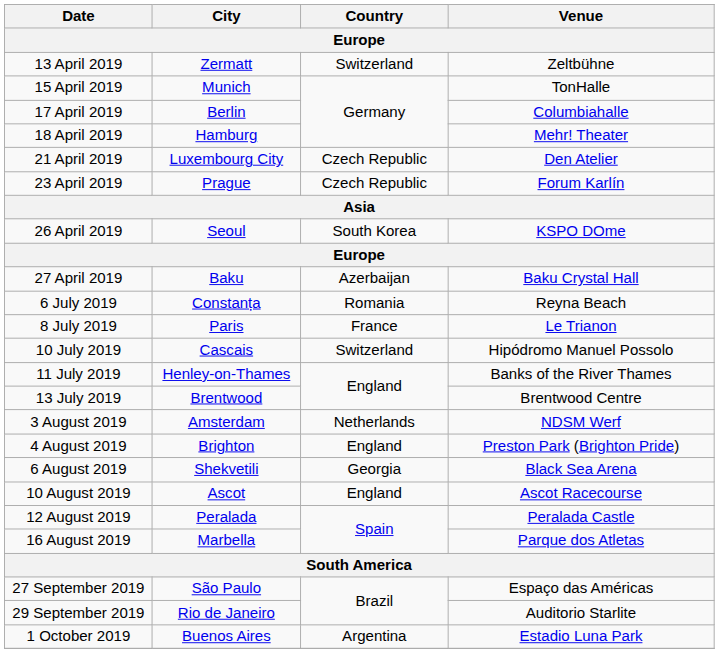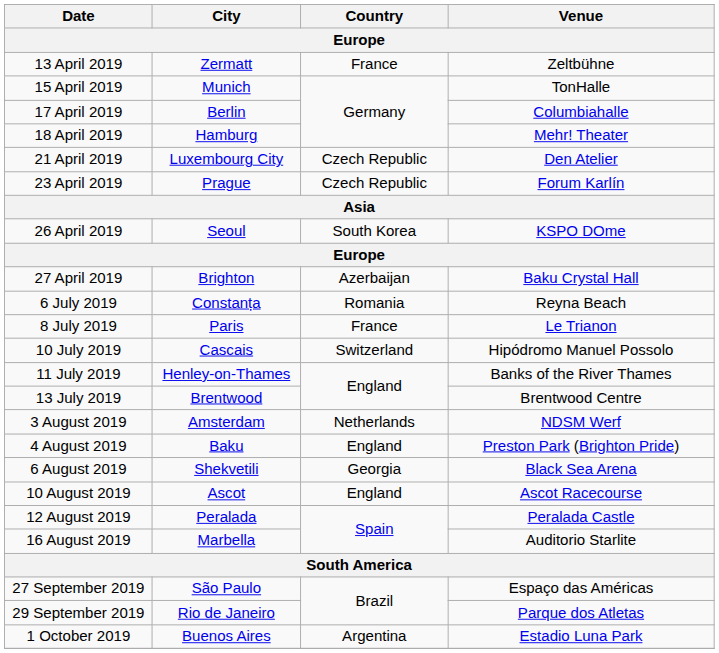(374, 64) Switzerland -> (374, 64) France
(226, 278) Baku -> (226, 278) Brighton
(226, 445) Brighton -> (226, 445) Baku
(581, 541) Parque dos Atletas -> (581, 541) Auditorio Starlite
(581, 612) Auditorio Starlite -> (581, 612) Parque dos Atletas
